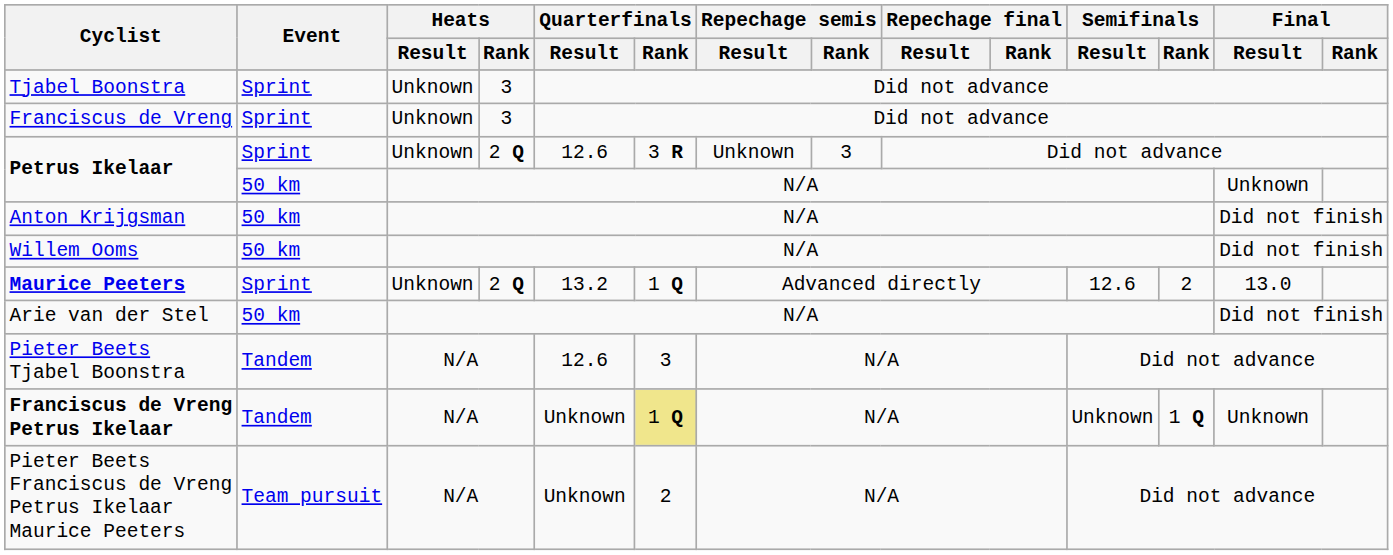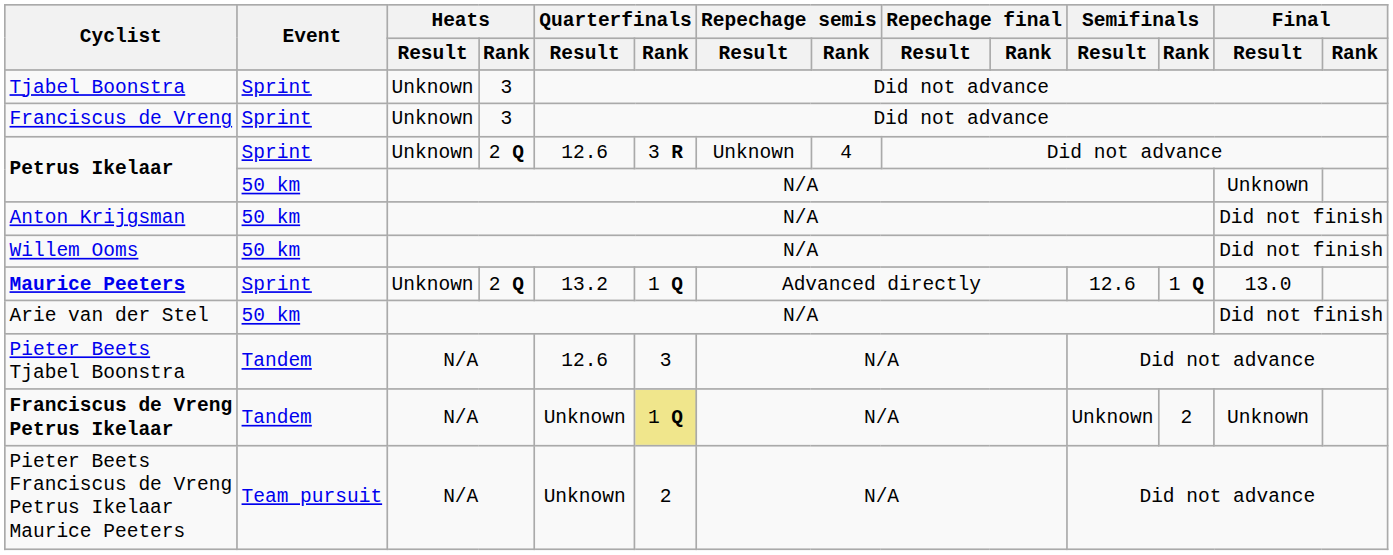(846, 152) 3 -> (846, 152) 4
(1186, 284) 2 -> (1186, 284) 1 Q
(1186, 417) 1 Q -> (1186, 417) 2
